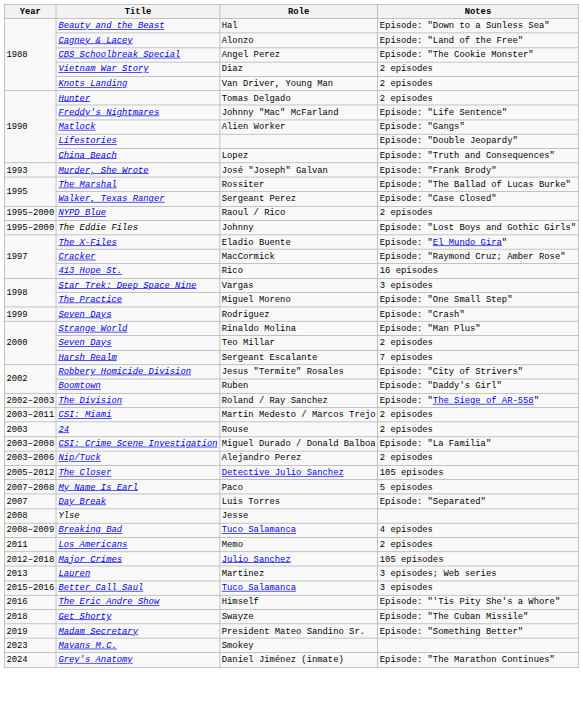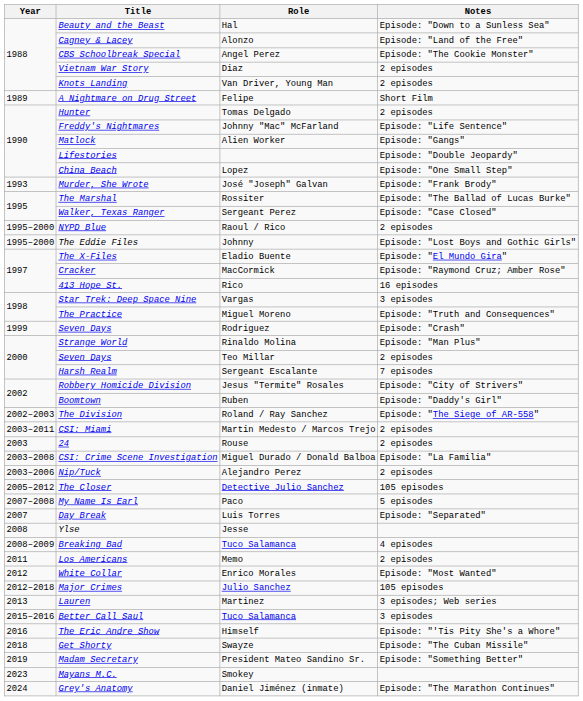+ row: (127, 98)
(467, 156) Episode: "Truth and Consequences" -> (446, 170) Episode: "One Small Step"
(446, 300) Episode: "One Small Step" -> (467, 314) Episode: "Truth and Consequences"
+ row: (90, 573)
